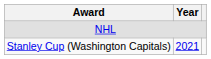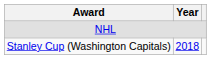(187, 46) 2021 -> (187, 46) 2018
